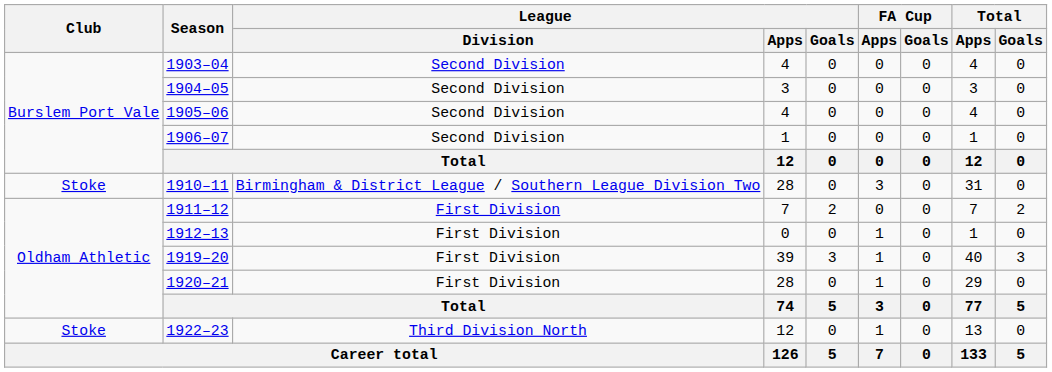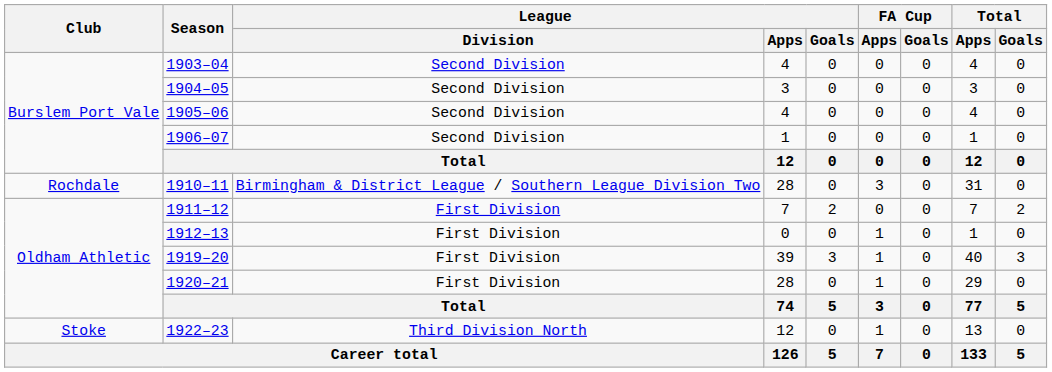(84, 186) Stoke -> (84, 186) Rochdale
